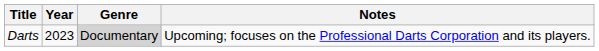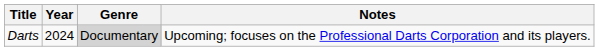(59, 35) 2023 -> (59, 35) 2024
